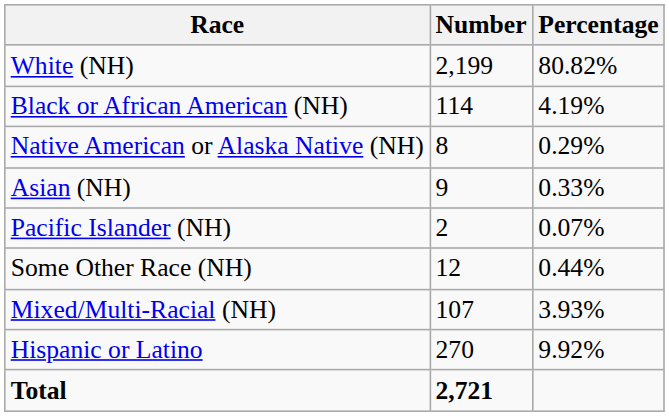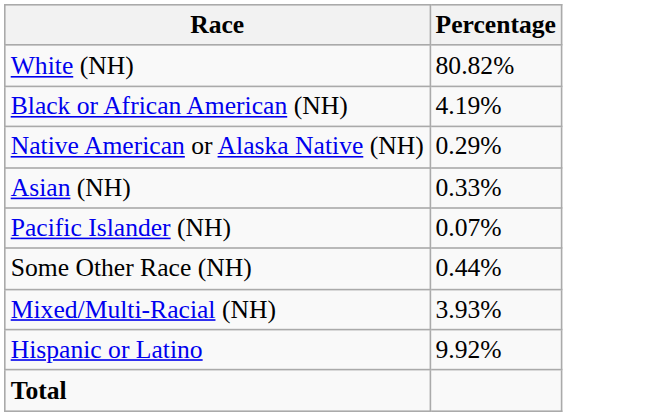- column: (481, 24)
